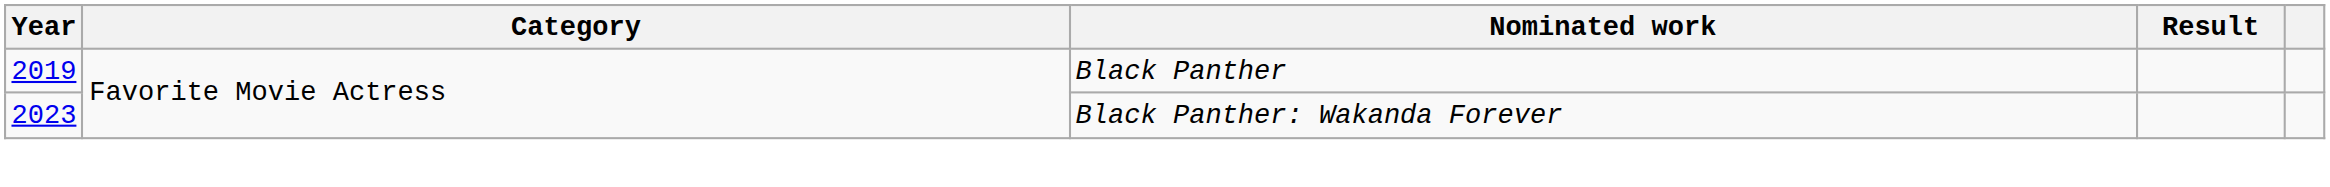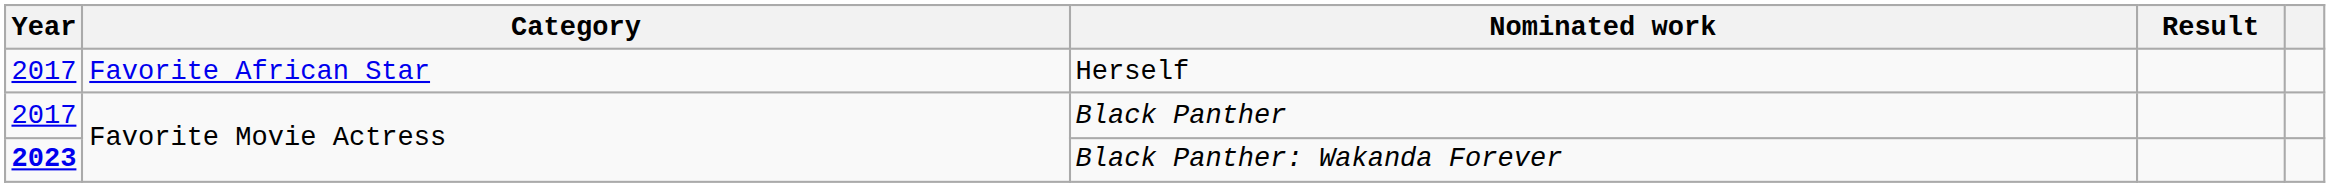+ row: (1132, 71)
(44, 71) 2019 -> (44, 115) 2017
(44, 115) normal -> (44, 159) bold
